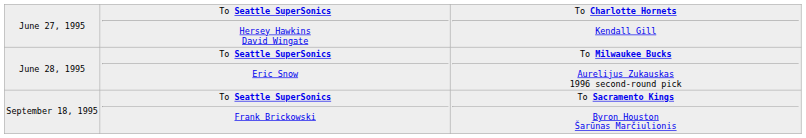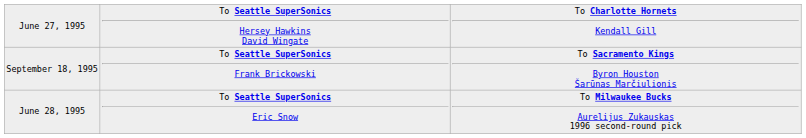rows swapped: (52, 69) <-> (52, 112)
